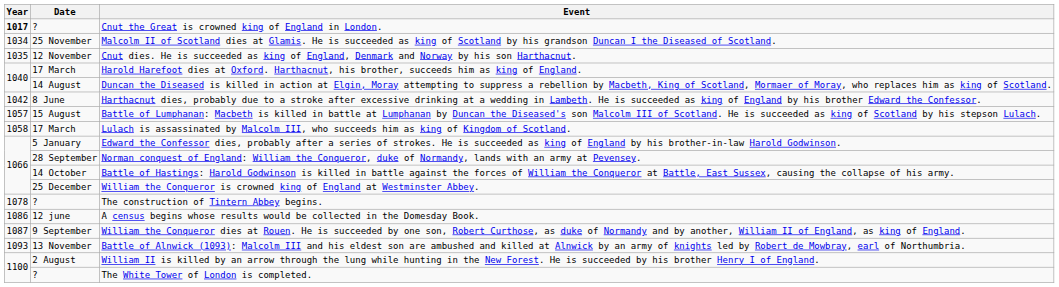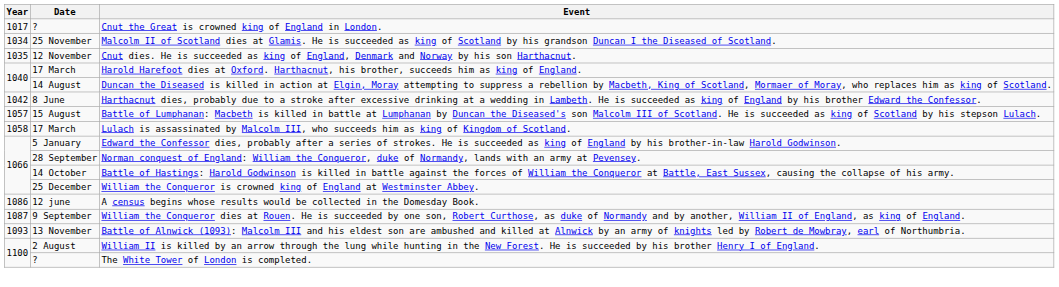(17, 26) bold -> (17, 26) normal
- row: (212, 202)
